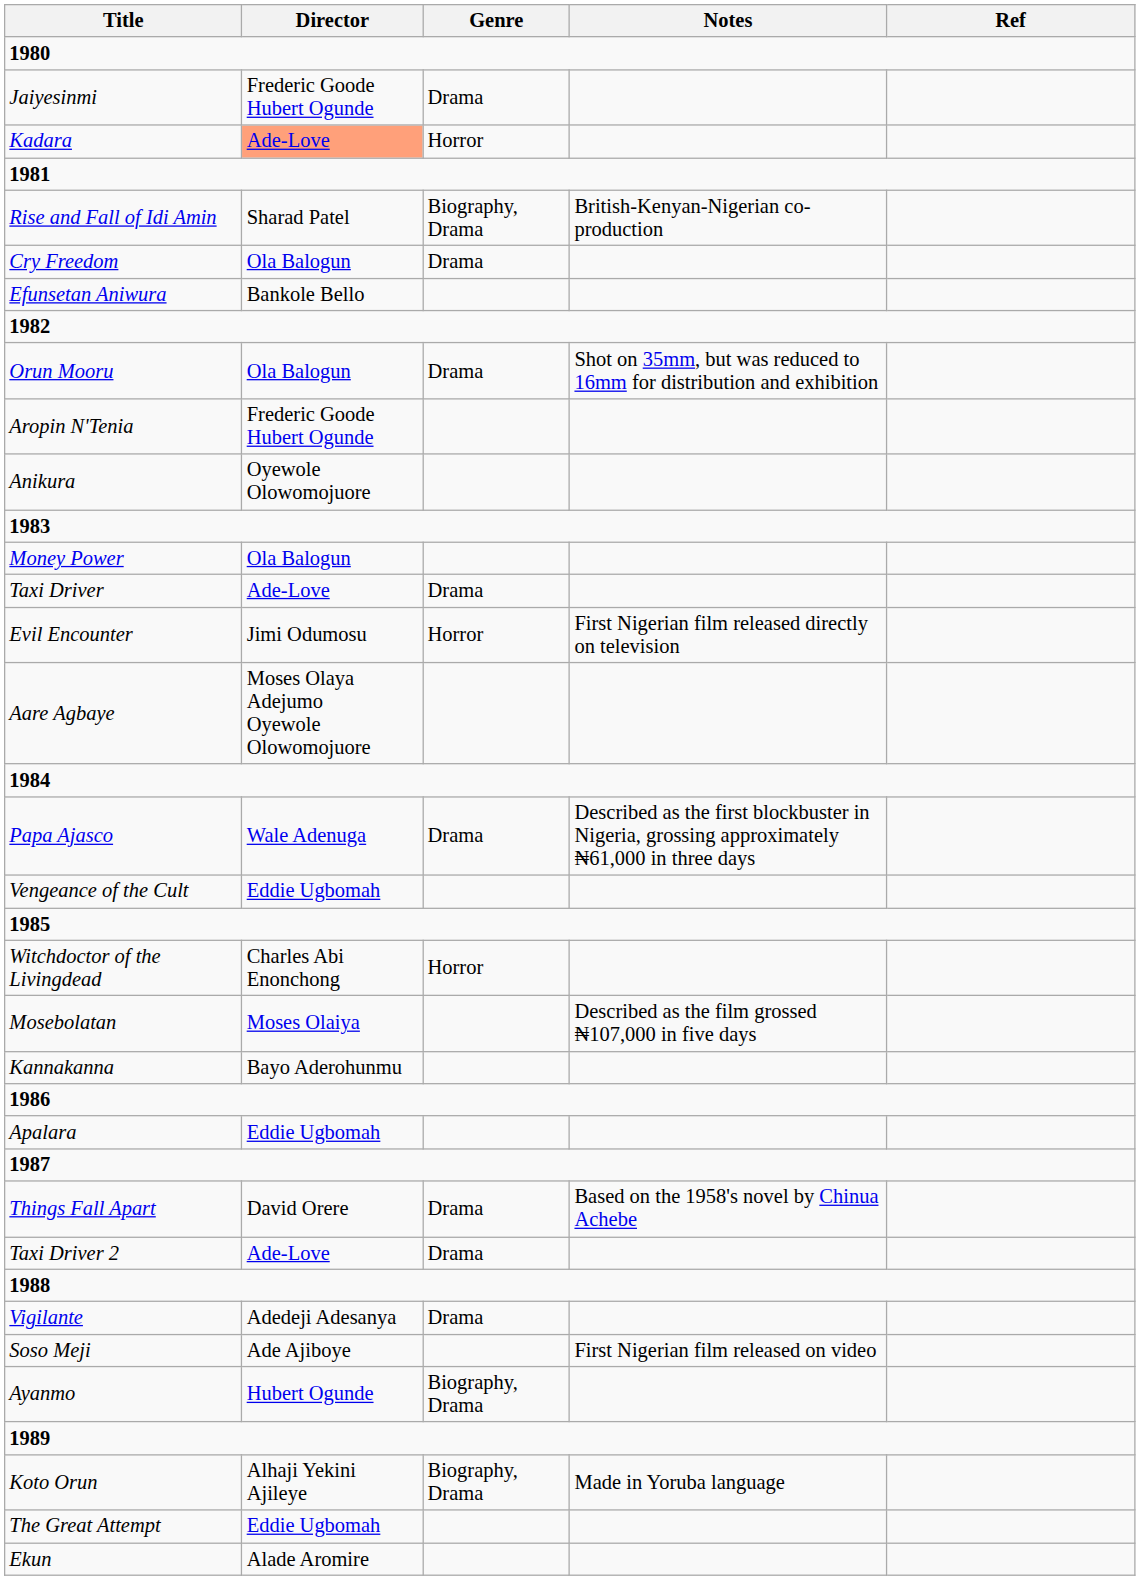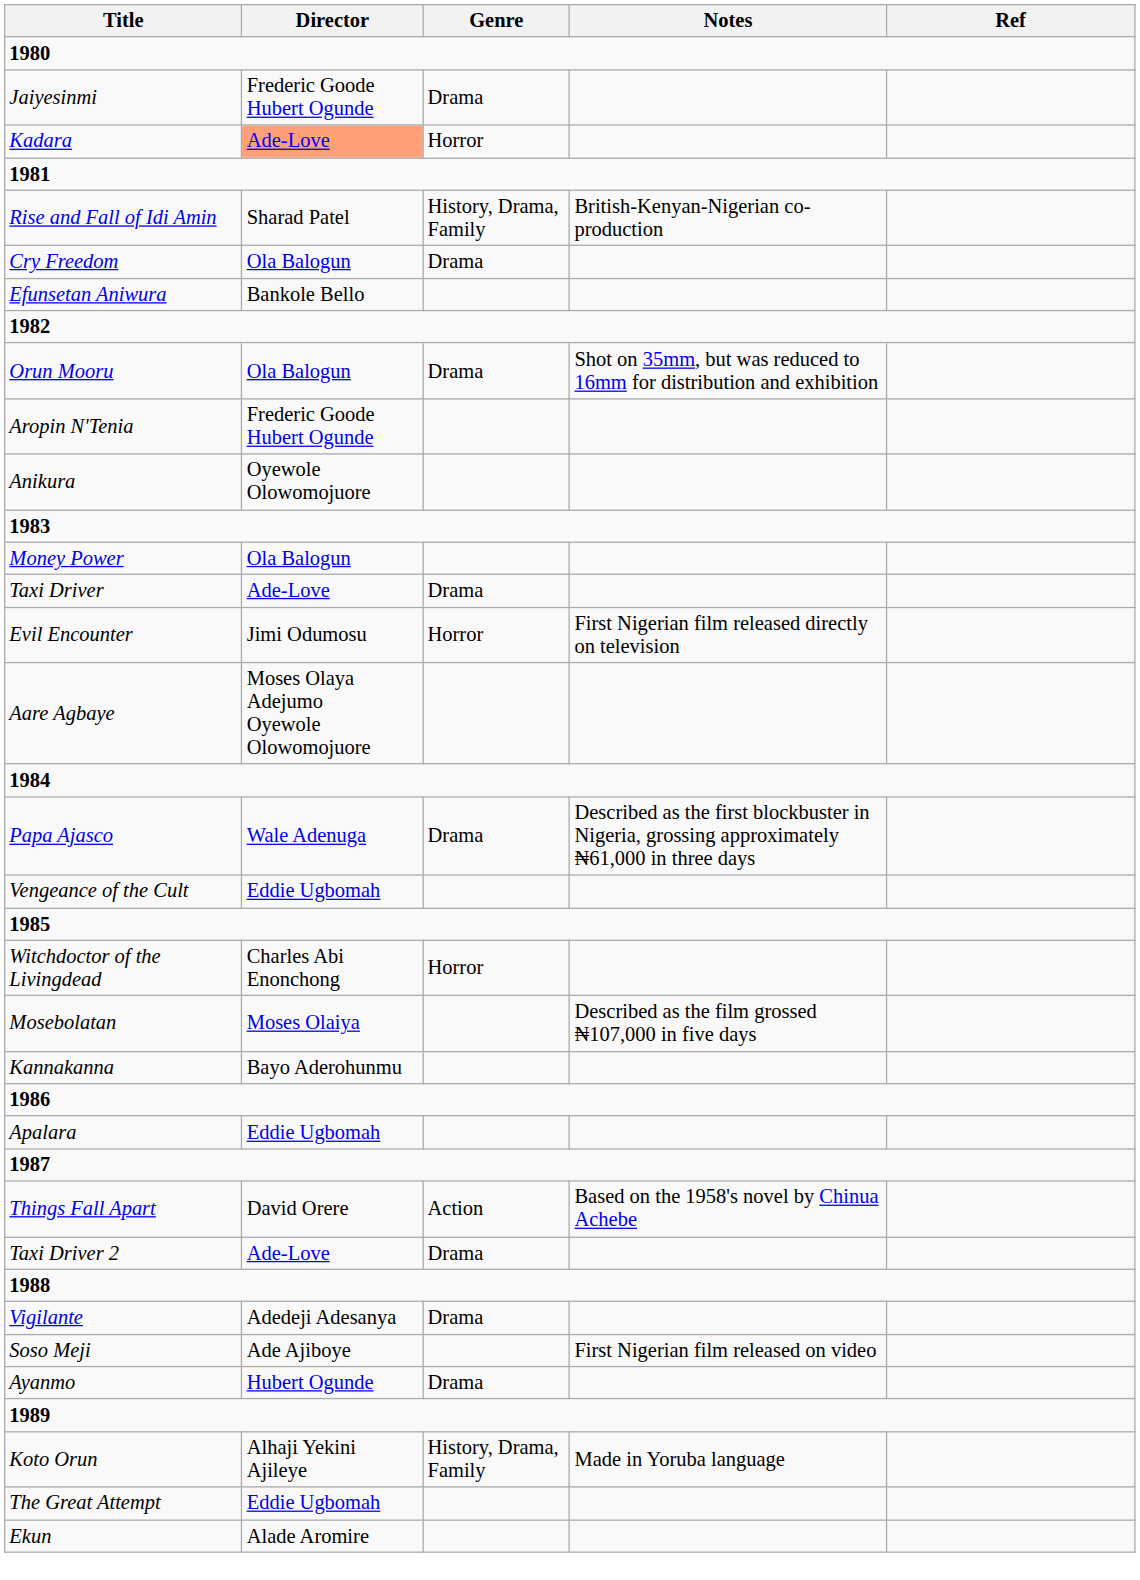(473, 217) Biography, Drama -> (493, 217) History, Drama, Family
(455, 1208) Drama -> (455, 1208) Action
(473, 1394) Biography, Drama -> (455, 1382) Drama
(473, 1482) Biography, Drama -> (493, 1459) History, Drama, Family
